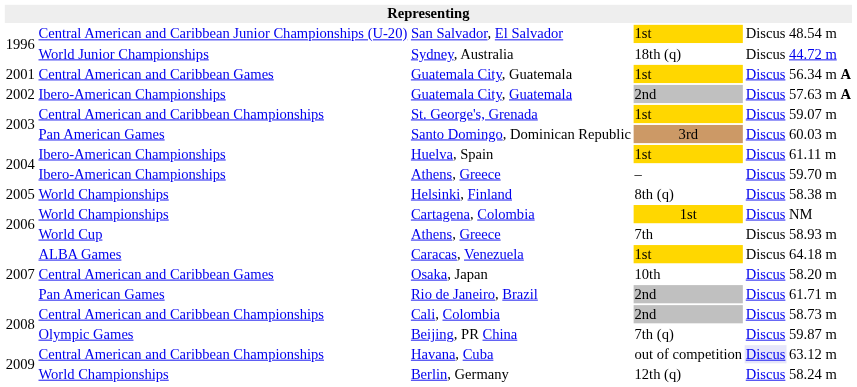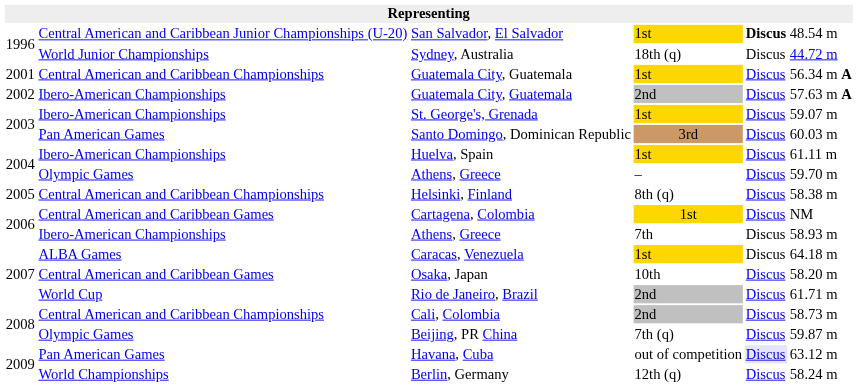(766, 33) normal -> (766, 33) bold
(156, 74) Central American and Caribbean Games -> (181, 74) Central American and Caribbean Championships
(181, 114) Central American and Caribbean Championships -> (132, 114) Ibero-American Championships
(132, 174) Ibero-American Championships -> (86, 174) Olympic Games
(104, 194) World Championships -> (181, 194) Central American and Caribbean Championships
(104, 214) World Championships -> (156, 214) Central American and Caribbean Games
(70, 234) World Cup -> (132, 234) Ibero-American Championships
(102, 294) Pan American Games -> (70, 294) World Cup
(181, 354) Central American and Caribbean Championships -> (102, 354) Pan American Games
